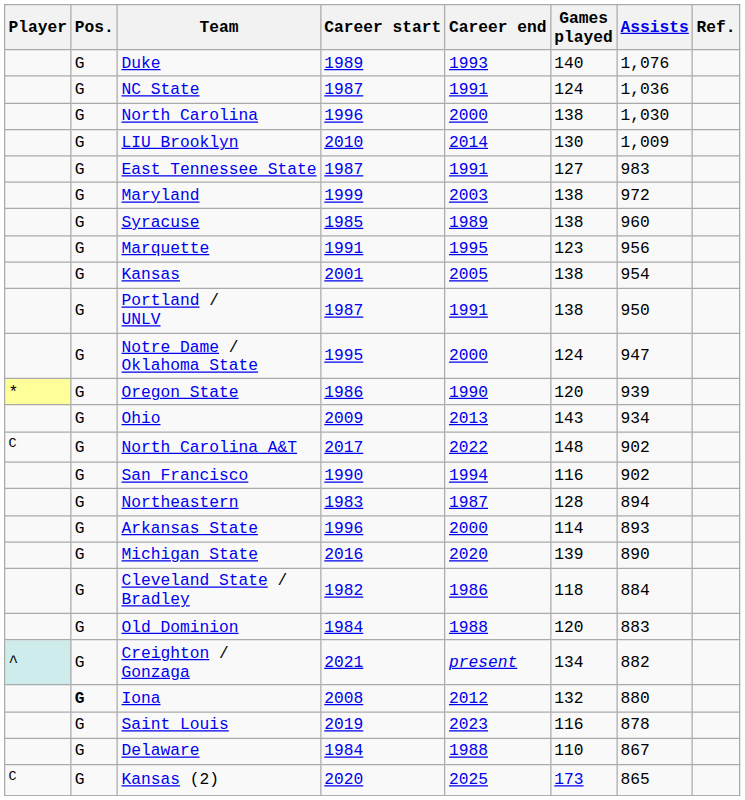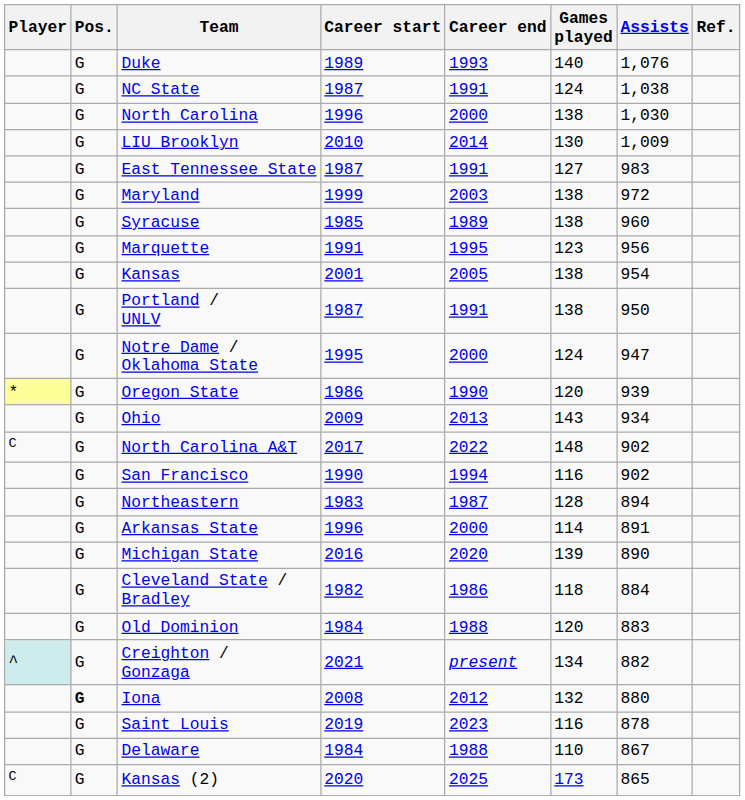(645, 90) 1,036 -> (645, 90) 1,038
(635, 529) 893 -> (635, 529) 891
